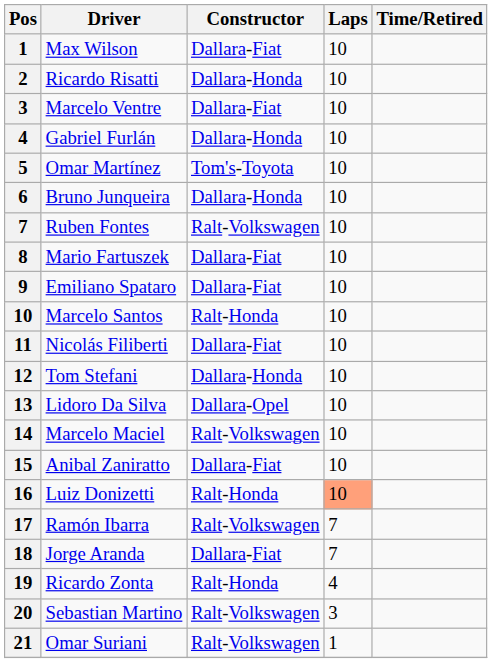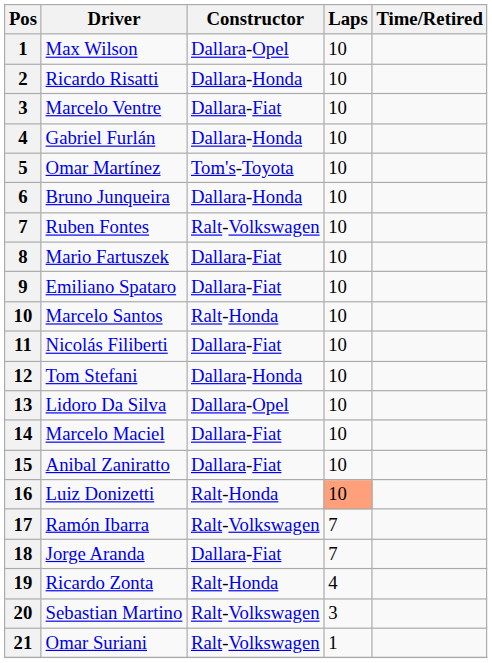(236, 49) Dallara-Fiat -> (240, 49) Dallara-Opel
(255, 434) Ralt-Volkswagen -> (236, 434) Dallara-Fiat
